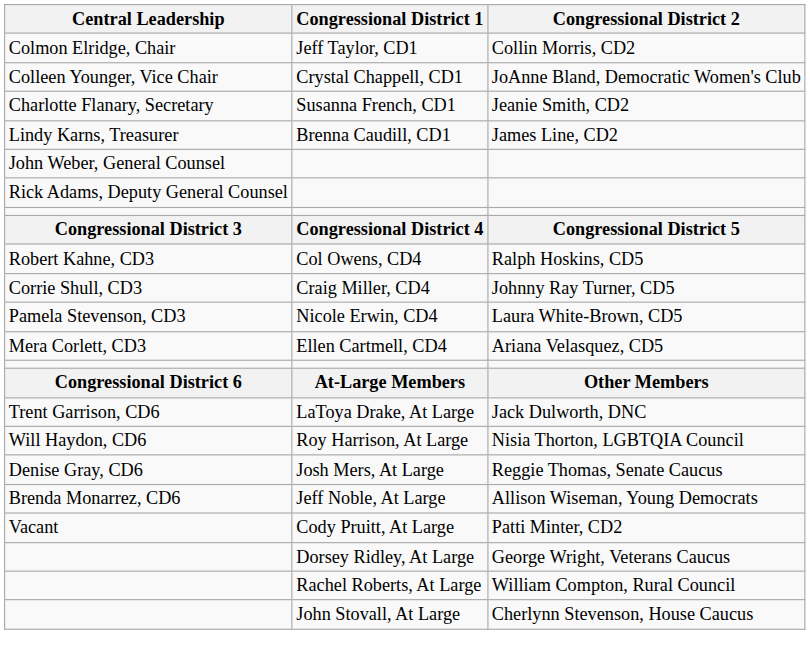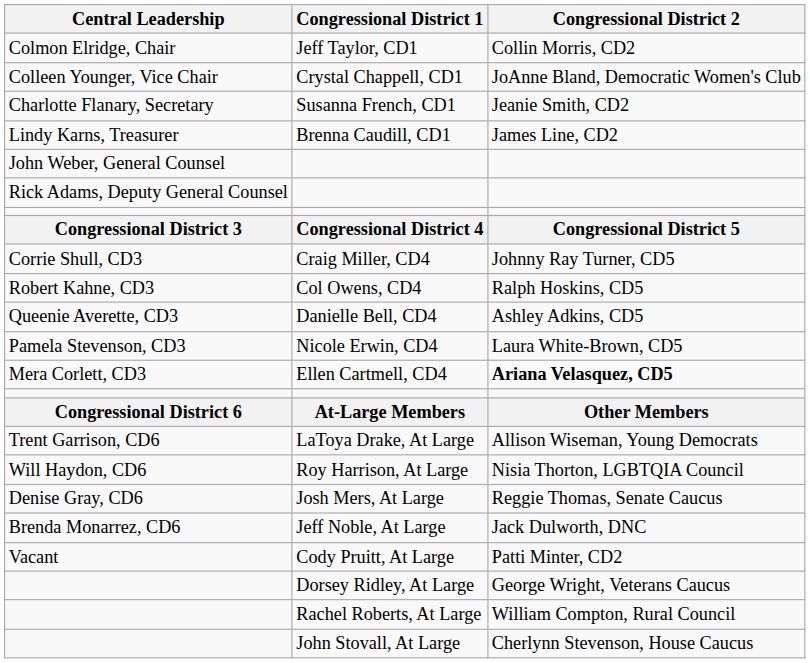rows swapped: (81, 258) <-> (75, 287)
+ row: (93, 316)
(578, 345) normal -> (582, 374) bold
(569, 411) Jack Dulworth, DNC -> (625, 440) Allison Wiseman, Young Democrats
(625, 498) Allison Wiseman, Young Democrats -> (569, 527) Jack Dulworth, DNC
